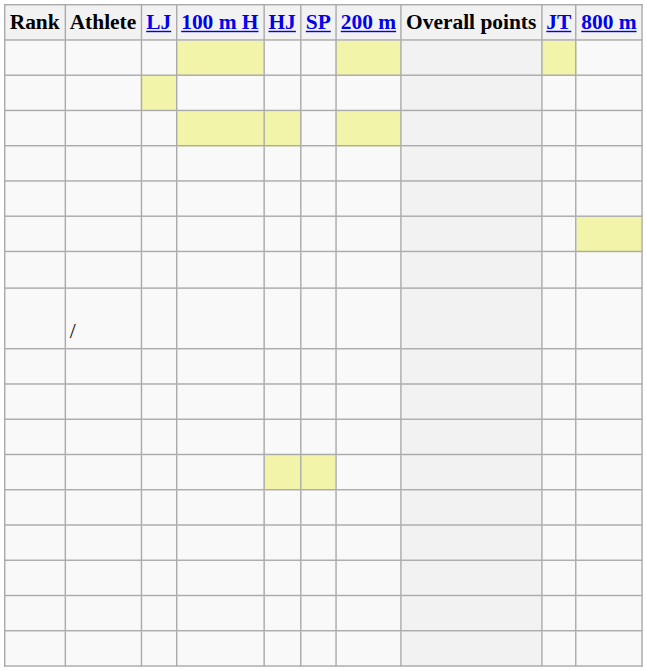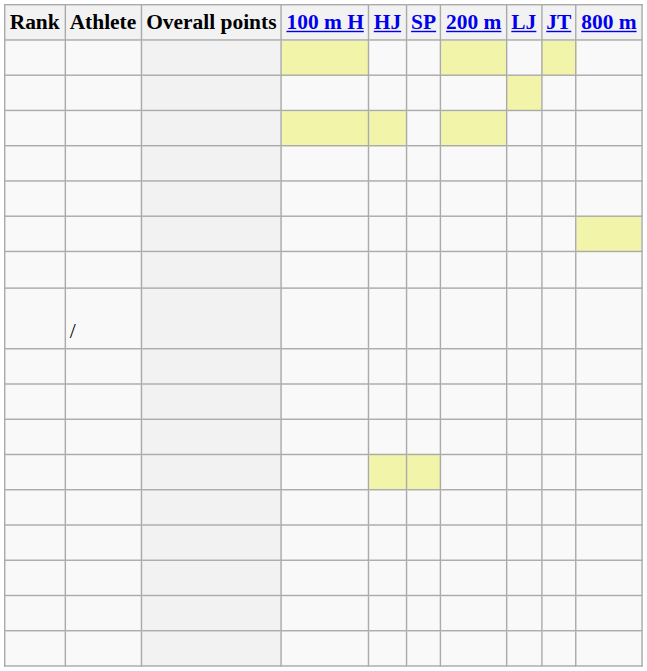columns swapped: (471, 22) <-> (159, 22)
